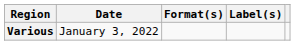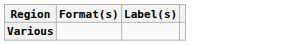- column: (109, 13)
